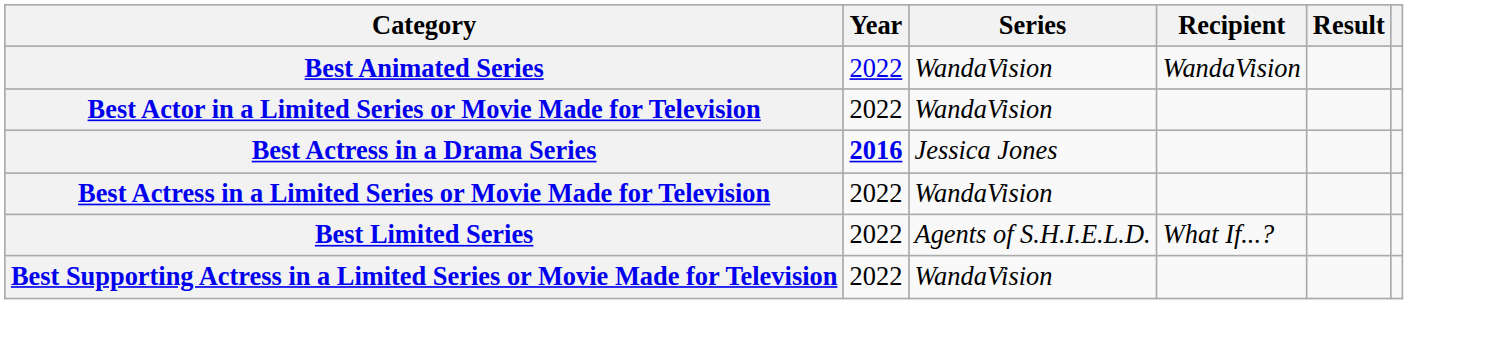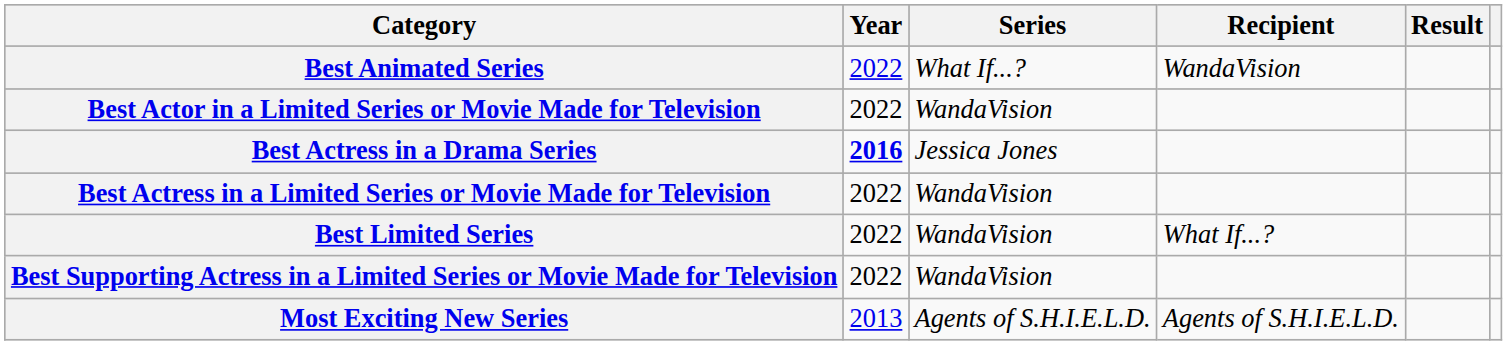(983, 67) WandaVision -> (970, 67) What If...?
(1033, 234) Agents of S.H.I.E.L.D. -> (983, 234) WandaVision
+ row: (424, 318)
